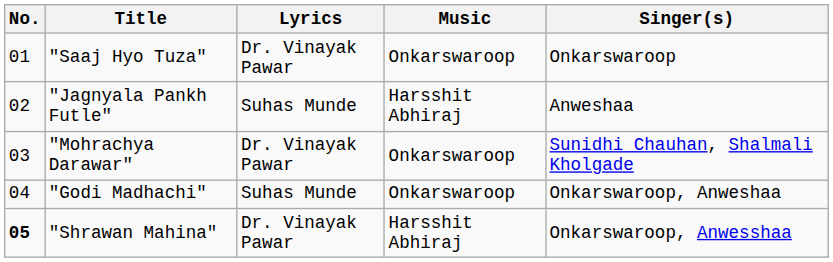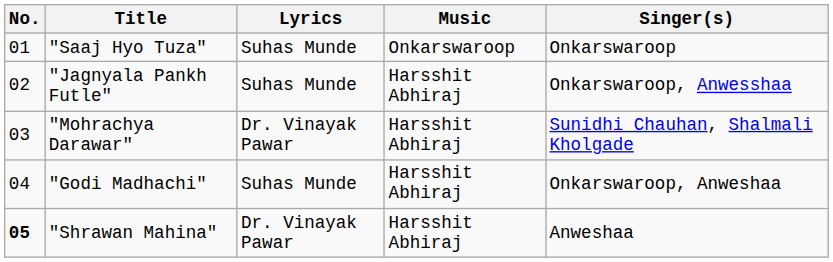(299, 58) Dr. Vinayak Pawar -> (299, 48) Suhas Munde
(592, 107) Anweshaa -> (671, 86) Onkarswaroop, Anwesshaa
(452, 155) Onkarswaroop -> (431, 135) Harsshit Abhiraj
(452, 194) Onkarswaroop -> (431, 184) Harsshit Abhiraj
(671, 233) Onkarswaroop, Anwesshaa -> (592, 233) Anweshaa
